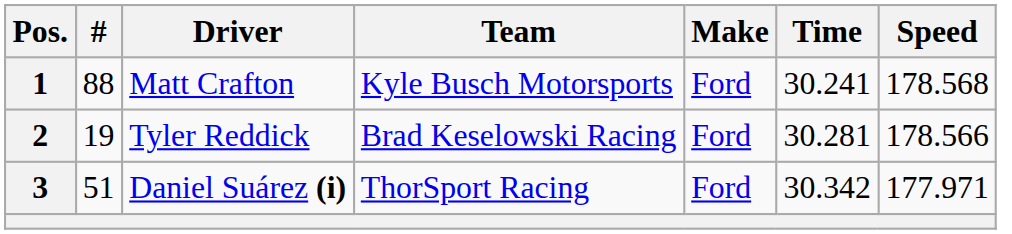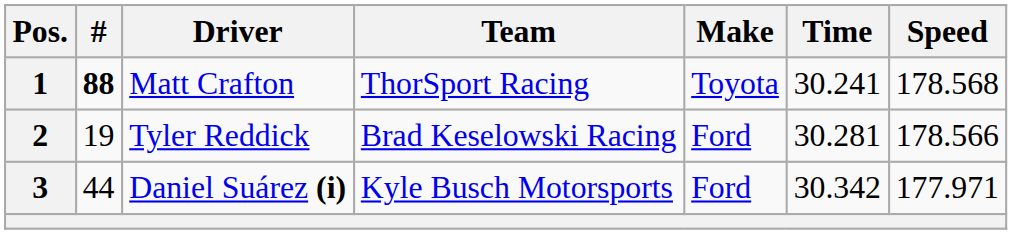(99, 83) normal -> (99, 83) bold
(517, 83) Kyle Busch Motorsports -> (475, 83) ThorSport Racing
(721, 83) Ford -> (735, 83) Toyota
(99, 188) 51 -> (99, 188) 44
(475, 188) ThorSport Racing -> (517, 188) Kyle Busch Motorsports
